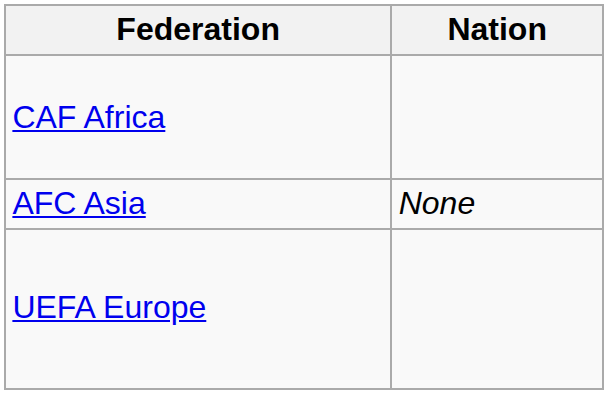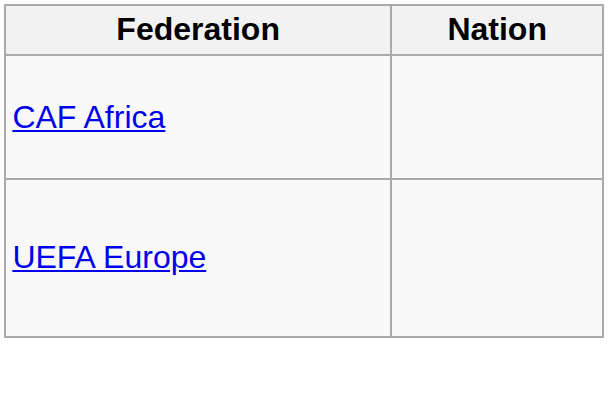- row: (79, 203)
